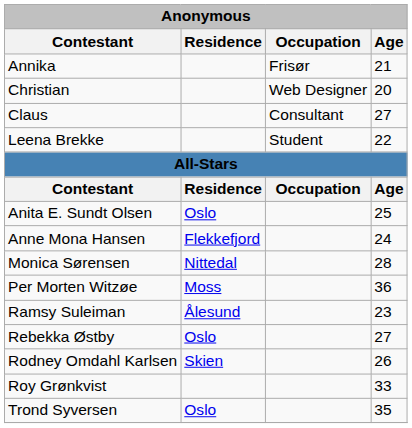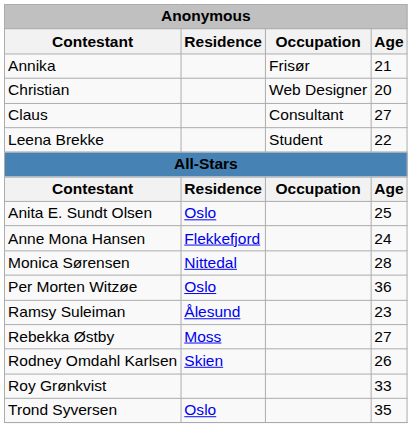(203, 287) Moss -> (200, 287) Oslo
(200, 336) Oslo -> (203, 336) Moss
